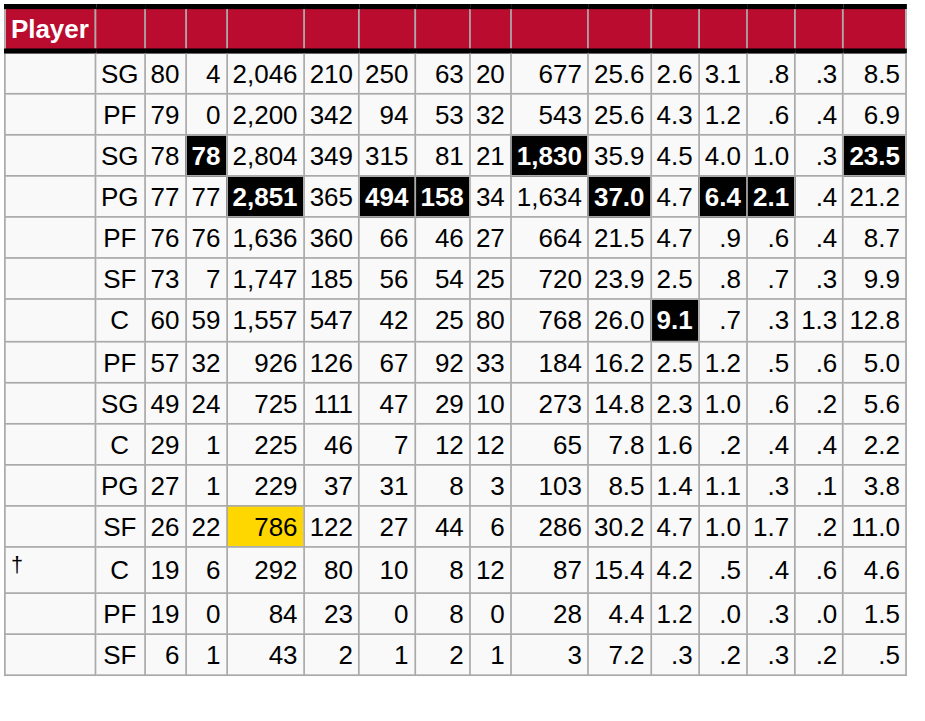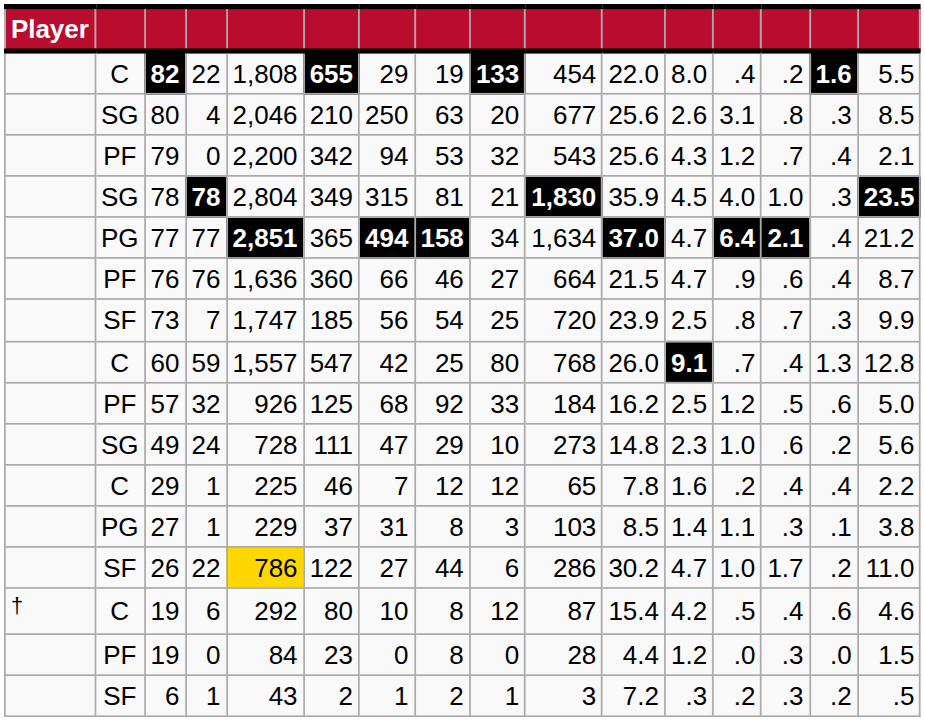+ row: (165, 74)
(778, 115) .6 -> (793, 156) .7
(882, 115) 6.9 -> (896, 156) 2.1
(778, 320) .3 -> (793, 362) .4
(331, 362) 126 -> (331, 403) 125
(394, 362) 67 -> (394, 403) 68
(276, 403) 725 -> (276, 444) 728
